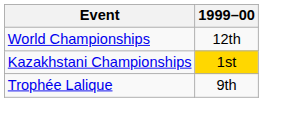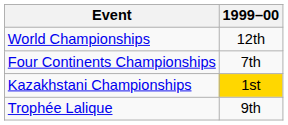+ row: (112, 62)
